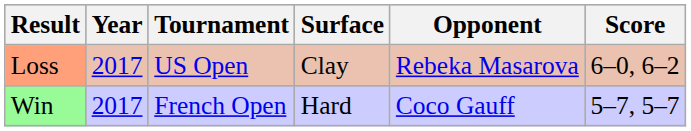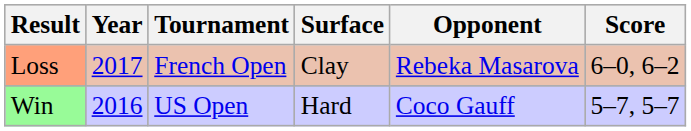(201, 65) US Open -> (220, 65) French Open
(117, 105) 2017 -> (117, 105) 2016
(220, 105) French Open -> (201, 105) US Open
